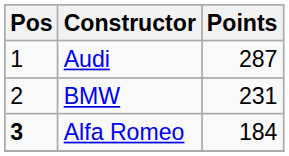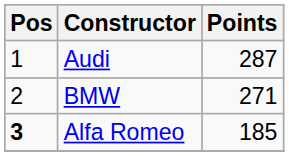(258, 96) 231 -> (258, 96) 271
(258, 132) 184 -> (258, 132) 185
